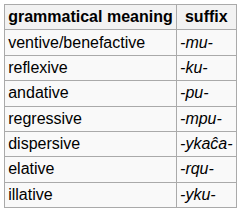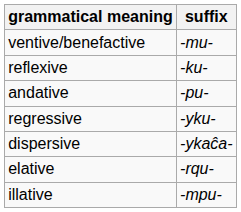(201, 118) -mpu- -> (198, 118) -yku-
(198, 194) -yku- -> (201, 194) -mpu-
